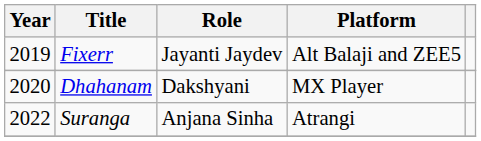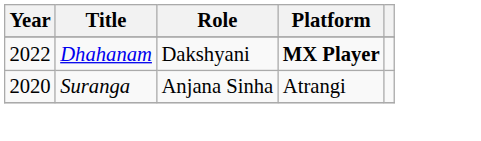- row: (87, 53)
(30, 86) 2020 -> (30, 53) 2022
(337, 86) normal -> (331, 53) bold
(30, 119) 2022 -> (30, 86) 2020
